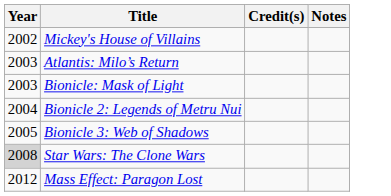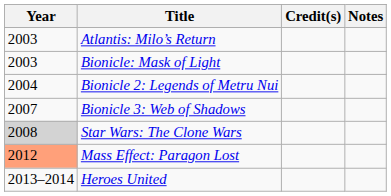- row: (122, 39)
(23, 132) 2005 -> (23, 109) 2007
(23, 179) no background -> (23, 156) lightsalmon background
+ row: (124, 179)
